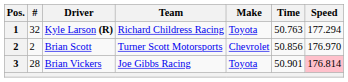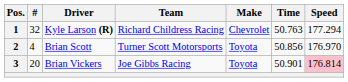(243, 30) Toyota -> (249, 30) Chevrolet
(32, 47) 2 -> (32, 47) 4
(249, 47) Chevrolet -> (243, 47) Toyota
(35, 64) 28 -> (35, 64) 20
